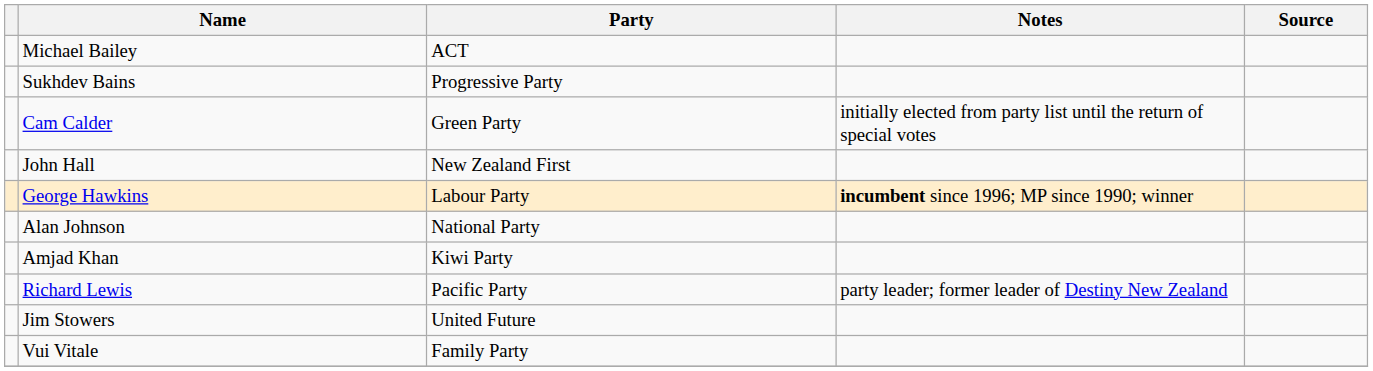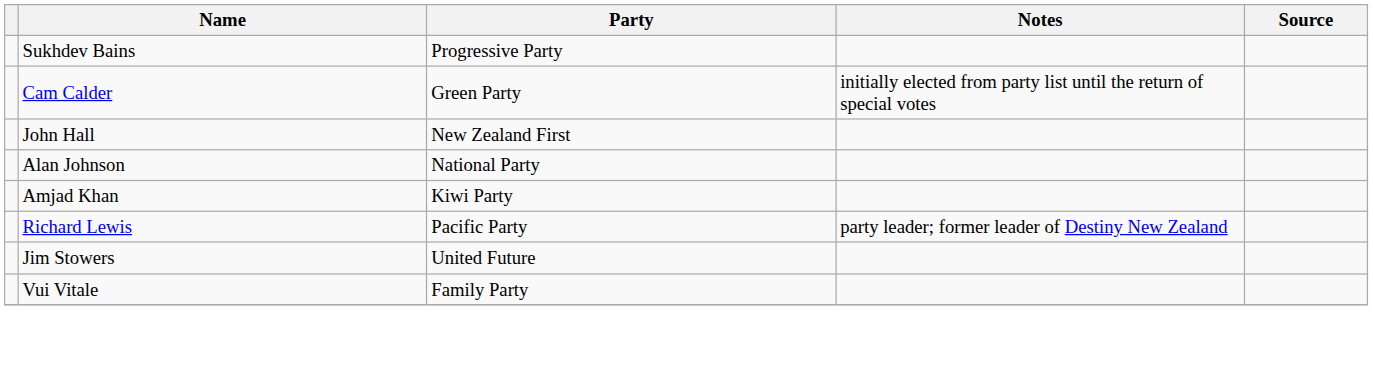- row: (80, 50)
- row: (85, 196)
